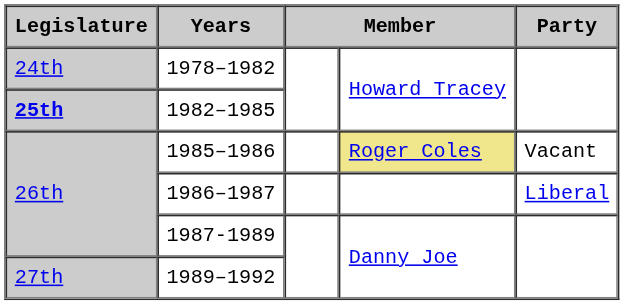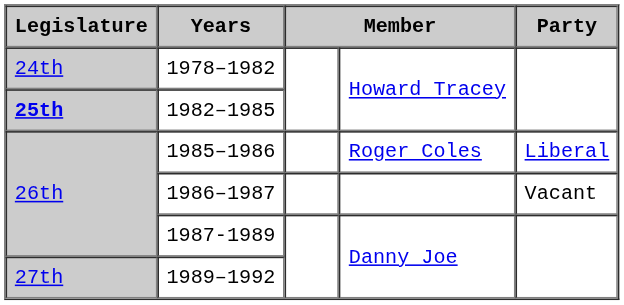(415, 152) khaki background -> (415, 152) no background
(561, 152) Vacant -> (567, 152) Liberal
(567, 194) Liberal -> (561, 194) Vacant
